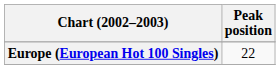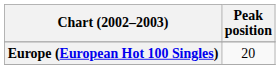(248, 53) 22 -> (248, 53) 20
